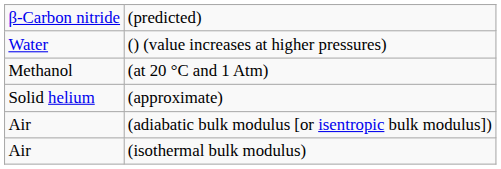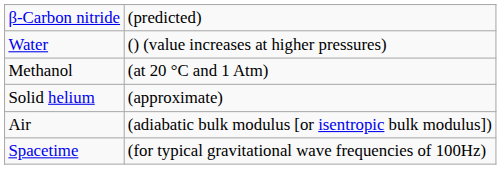- row: (217, 151)
+ row: (307, 151)
